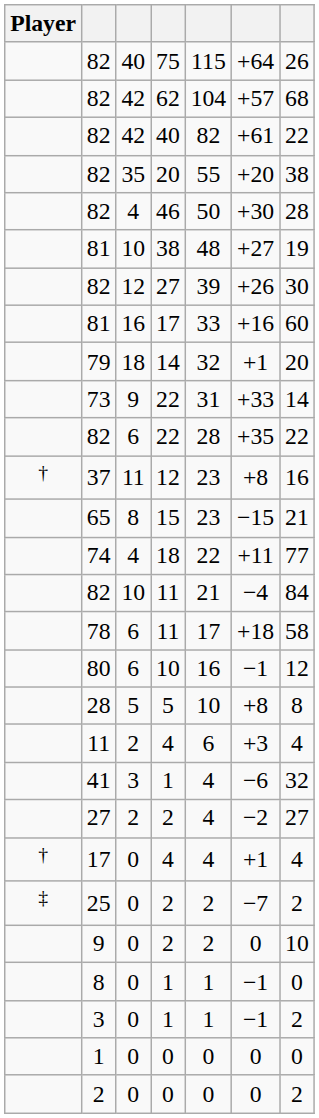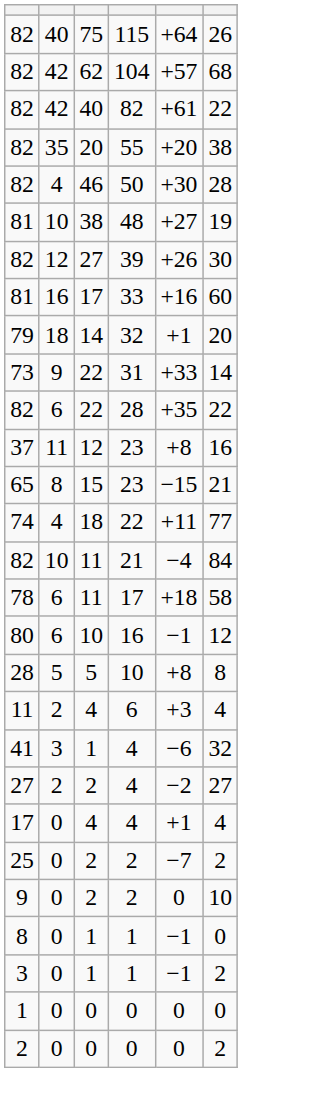- column: (43, 23)
